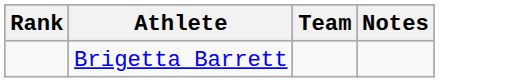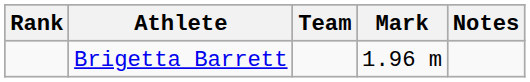+ column: (402, 23)
